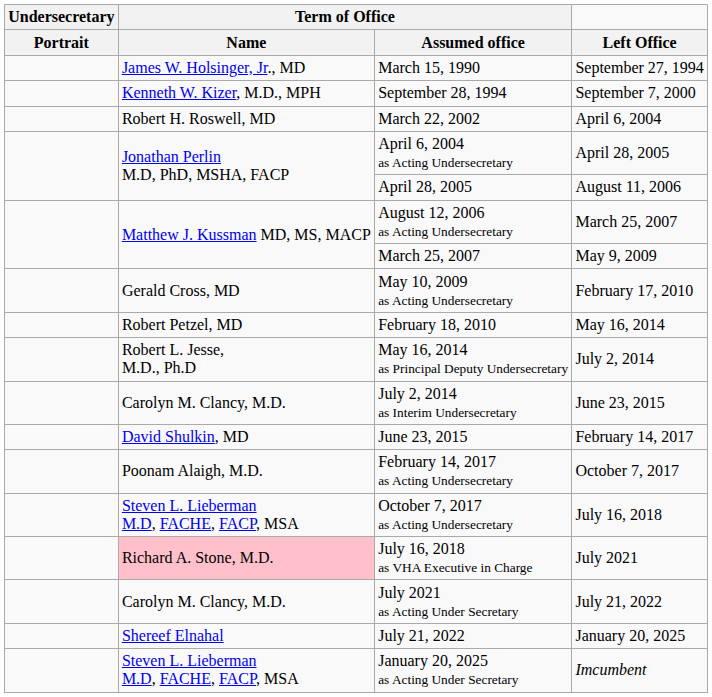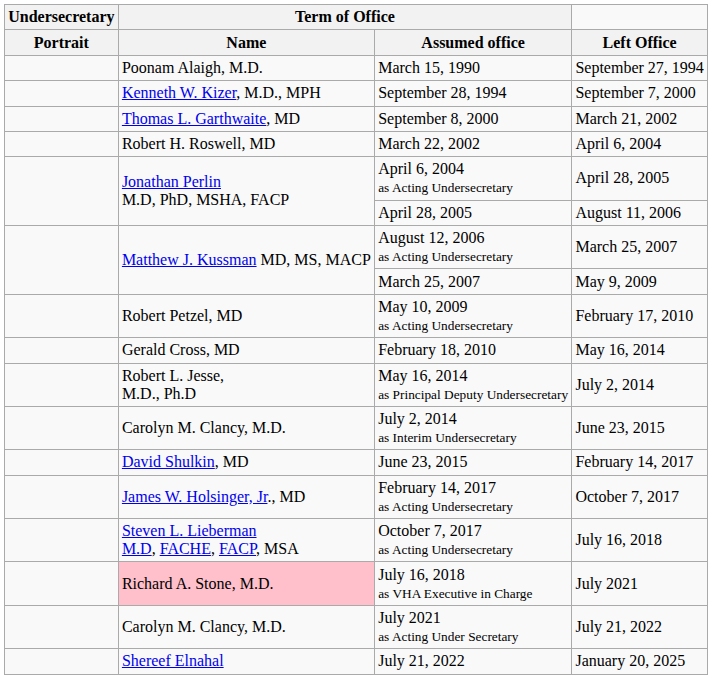(214, 67) James W. Holsinger, Jr., MD -> (192, 67) Poonam Alaigh, M.D.
+ row: (438, 118)
(181, 290) Gerald Cross, MD -> (182, 315) Robert Petzel, MD
(182, 324) Robert Petzel, MD -> (181, 350) Gerald Cross, MD
(192, 471) Poonam Alaigh, M.D. -> (214, 496) James W. Holsinger, Jr., MD
- row: (448, 670)
